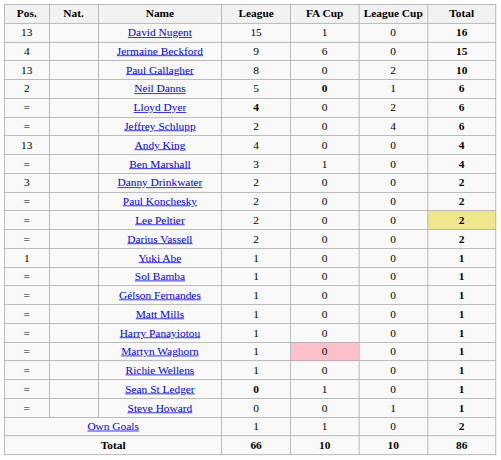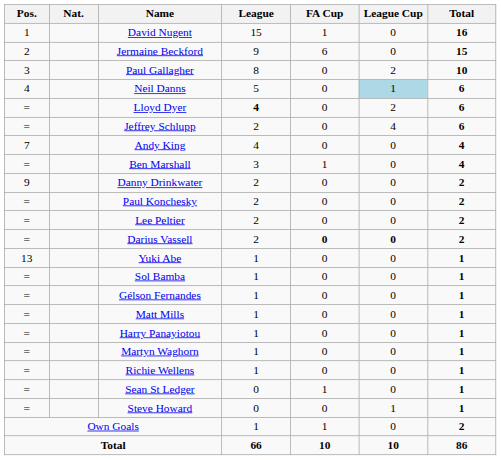(27, 33) 13 -> (27, 33) 1
(27, 51) 4 -> (27, 51) 2
(27, 70) 13 -> (27, 70) 3
(27, 89) 2 -> (27, 89) 4
(325, 89) bold -> (325, 89) normal
(393, 89) no background -> (393, 89) lightblue background
(27, 145) 13 -> (27, 145) 7
(27, 183) 3 -> (27, 183) 9
(462, 220) khaki background -> (462, 220) no background
(325, 239) normal -> (325, 239) bold
(393, 239) normal -> (393, 239) bold
(27, 258) 1 -> (27, 258) 13
(325, 351) pink background -> (325, 351) no background
(256, 389) bold -> (256, 389) normal
